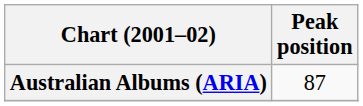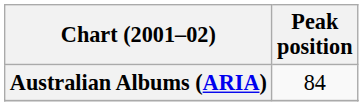(315, 82) 87 -> (315, 82) 84
